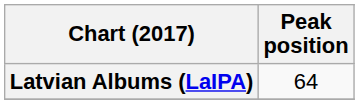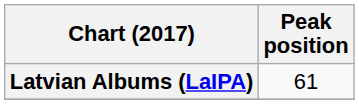(306, 81) 64 -> (306, 81) 61
